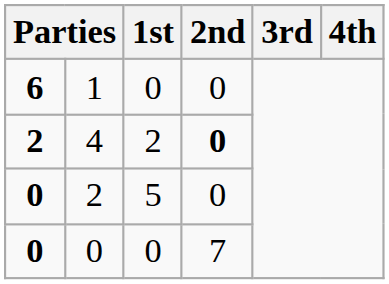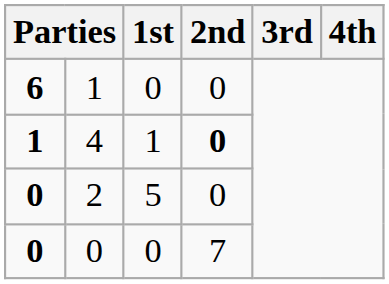(35, 140) 2 -> (35, 140) 1
(153, 140) 2 -> (153, 140) 1
